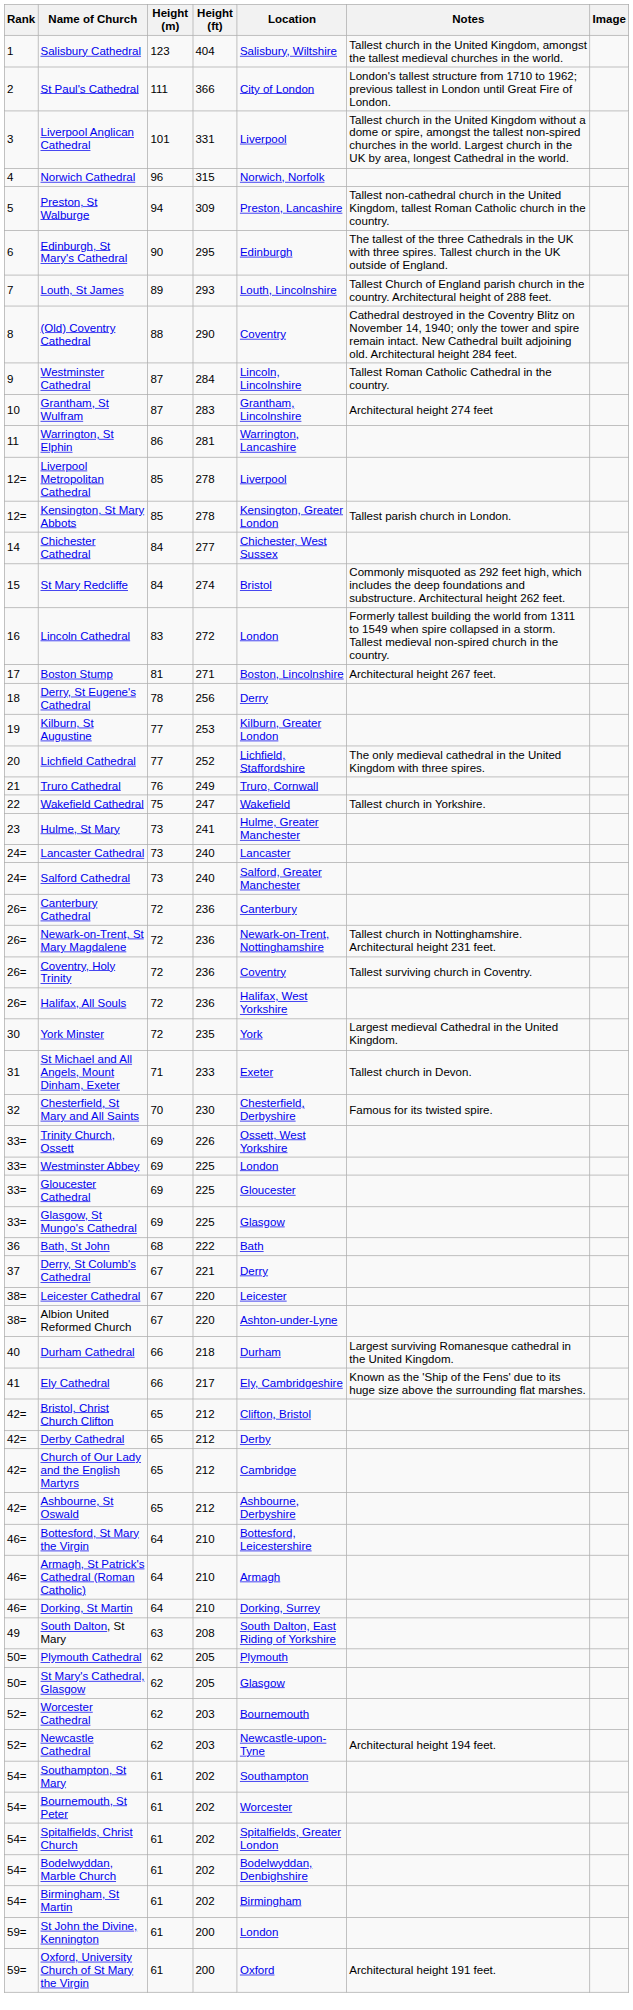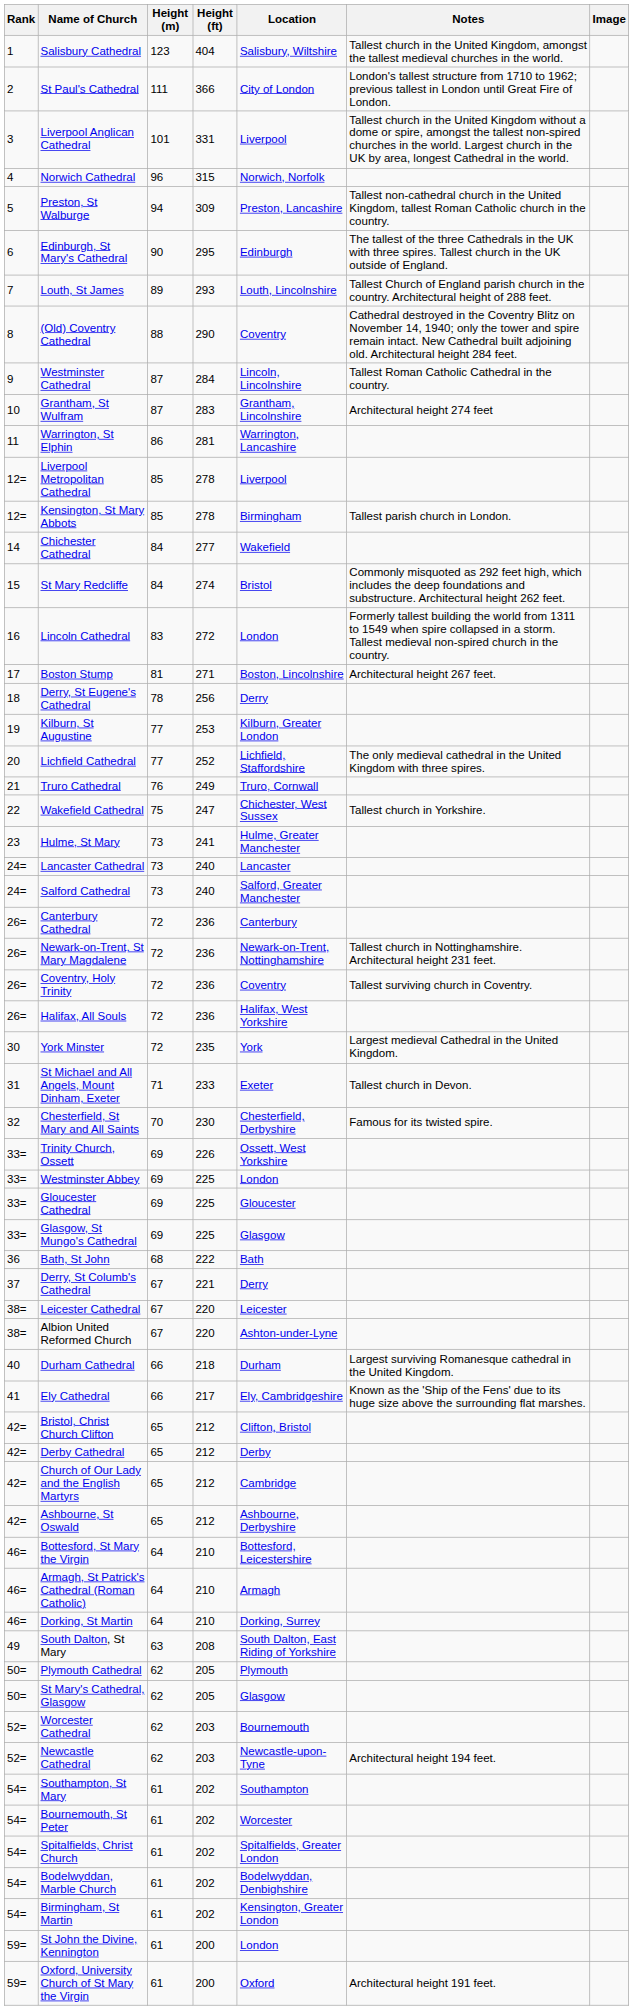(291, 516) Kensington, Greater London -> (271, 516) Birmingham
(283, 548) Chichester, West Sussex -> (265, 548) Wakefield
(265, 804) Wakefield -> (283, 810) Chichester, West Sussex
(271, 1901) Birmingham -> (291, 1914) Kensington, Greater London
